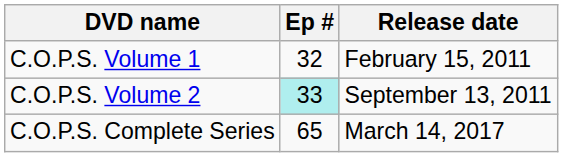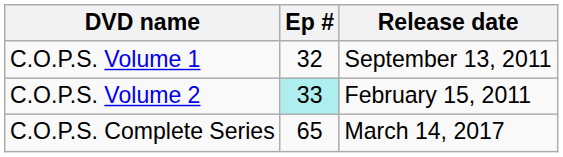(438, 59) February 15, 2011 -> (448, 59) September 13, 2011
(448, 95) September 13, 2011 -> (438, 95) February 15, 2011
